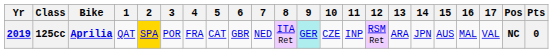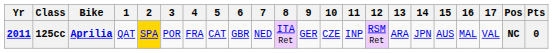(19, 35) 2019 -> (19, 35) 2011
(308, 35) paleturquoise background -> (308, 35) no background
